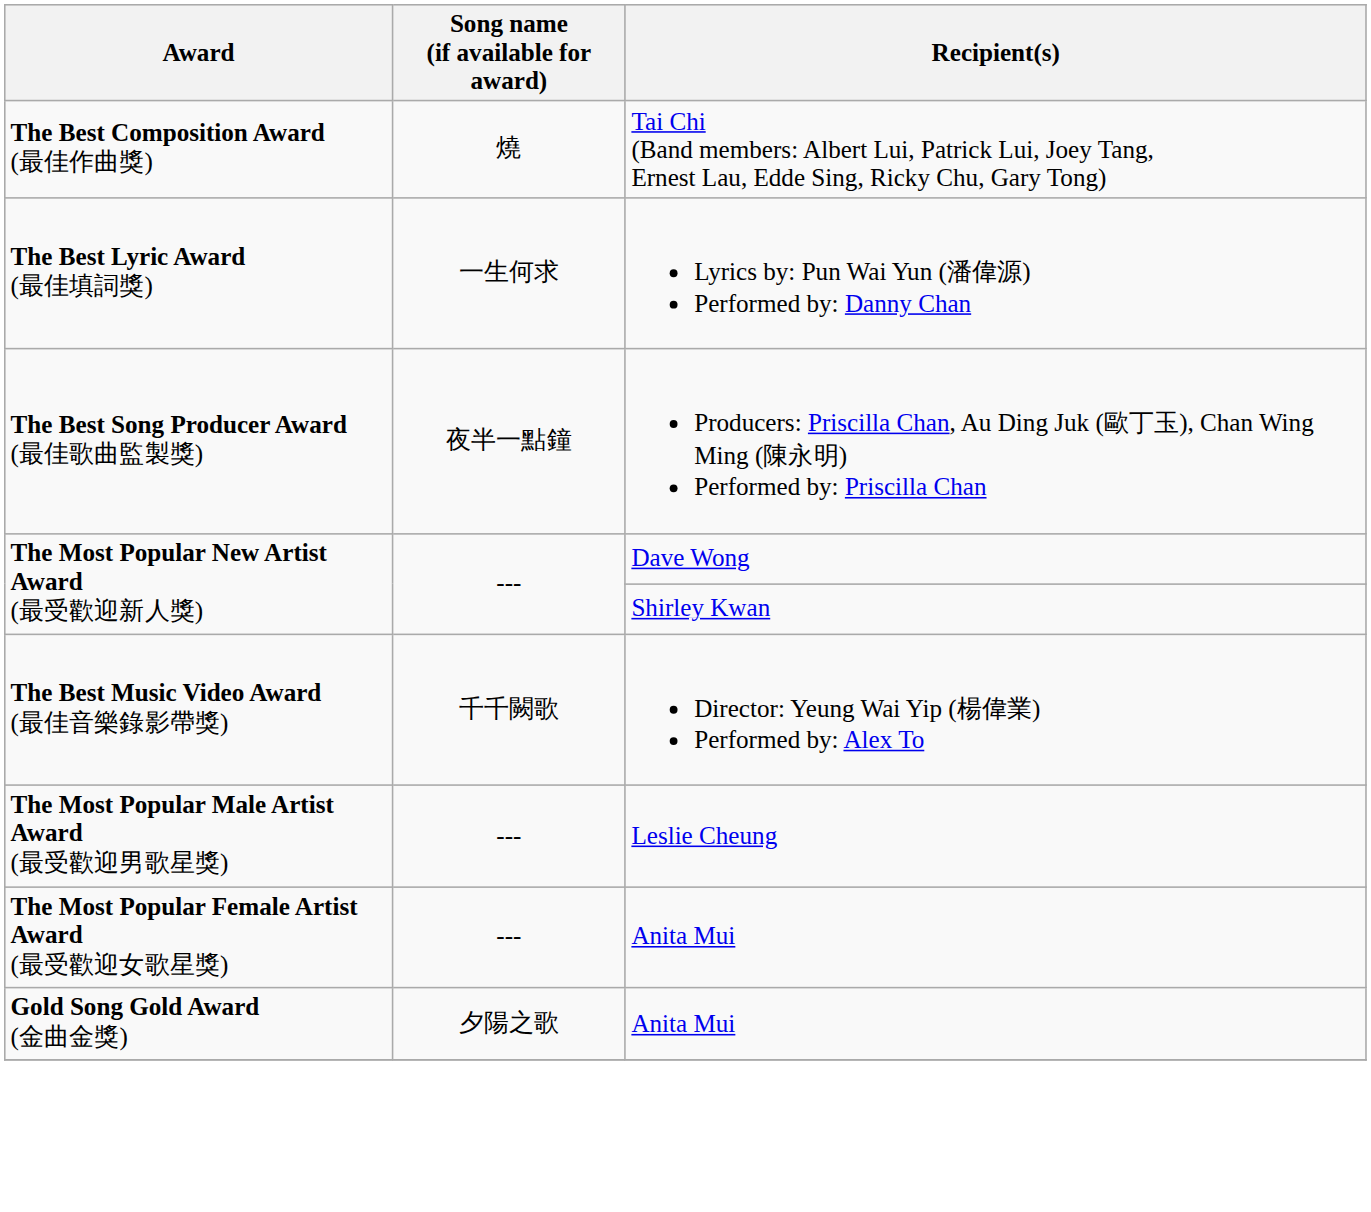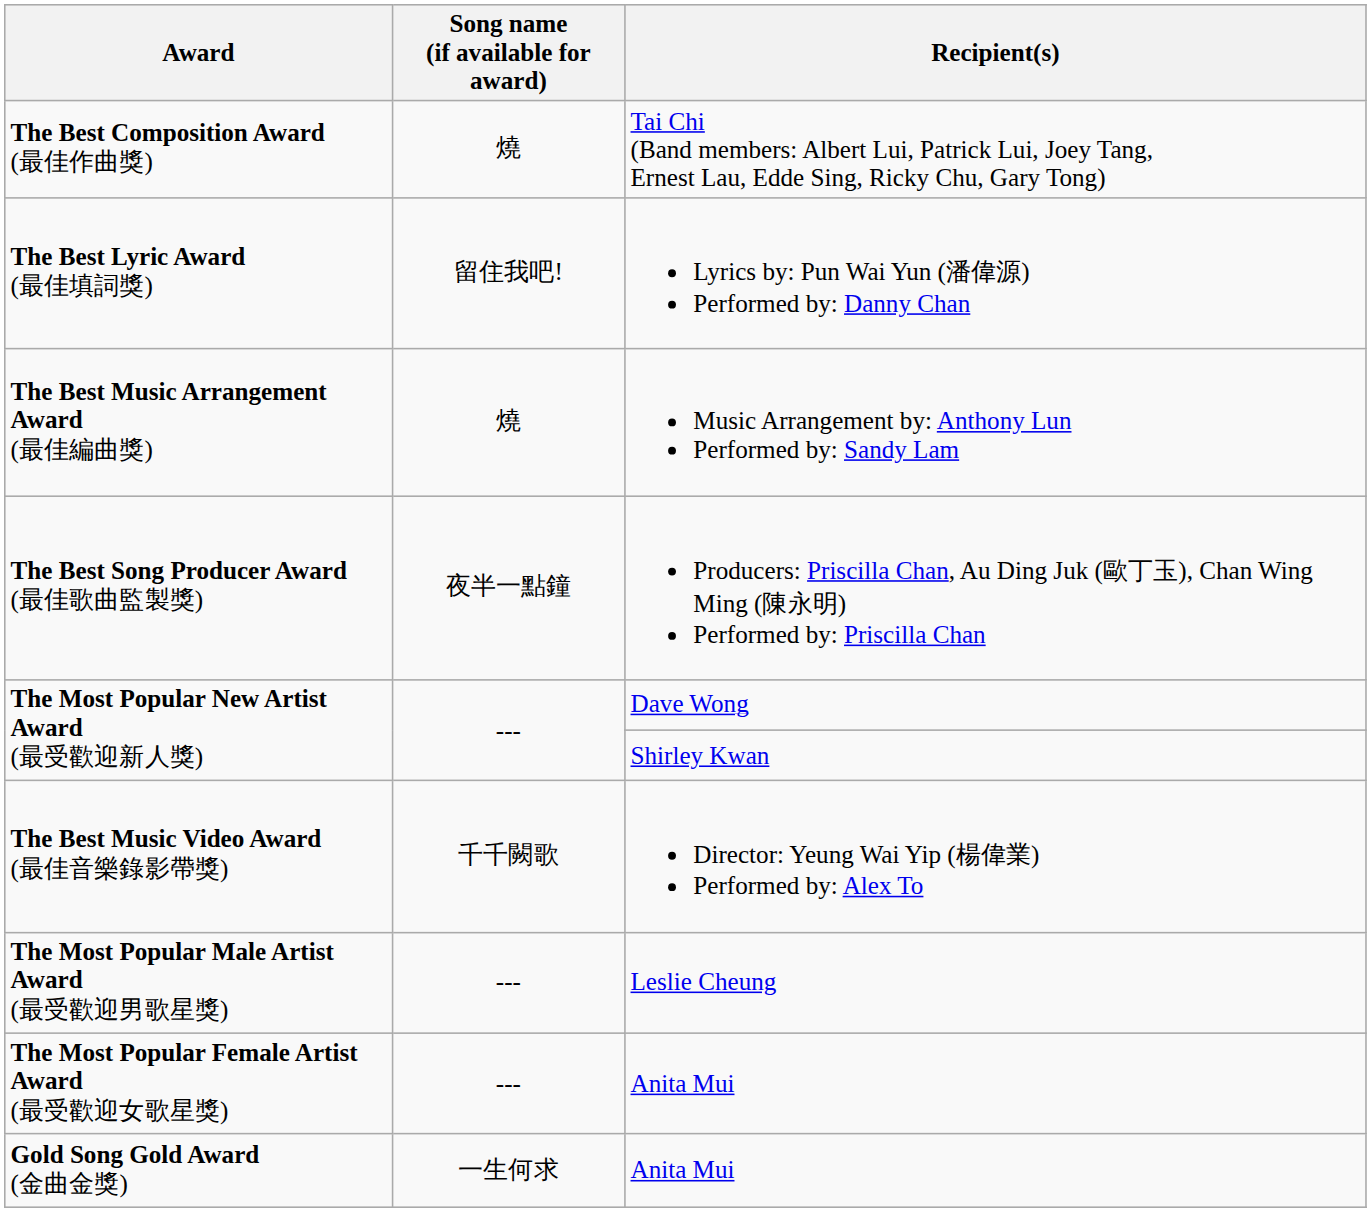(509, 272) 一生何求 -> (508, 272) 留住我吧!
+ row: (169, 420)
(509, 1022) 夕陽之歌 -> (508, 1169) 一生何求
